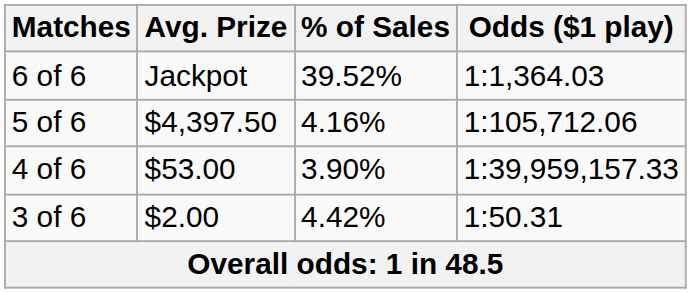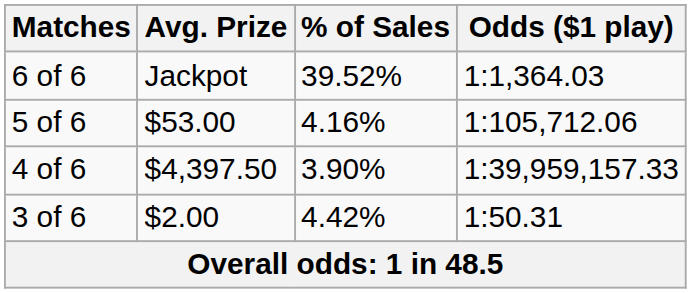(211, 122) $4,397.50 -> (190, 122) $53.00
(190, 169) $53.00 -> (211, 169) $4,397.50
